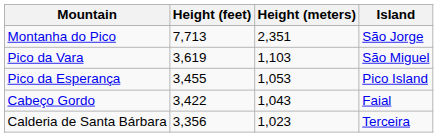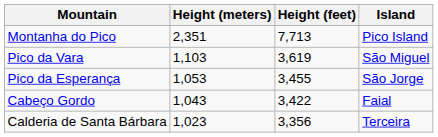columns swapped: (307, 15) <-> (212, 15)
(393, 36) São Jorge -> (395, 36) Pico Island
(395, 79) Pico Island -> (393, 79) São Jorge
